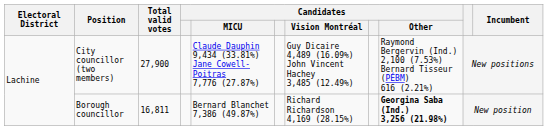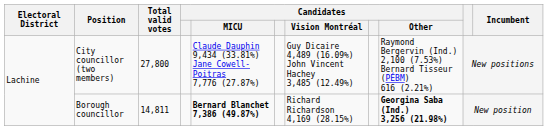(155, 65) 27,900 -> (155, 65) 27,800
(155, 110) 16,811 -> (155, 110) 14,811
(231, 110) normal -> (231, 110) bold
